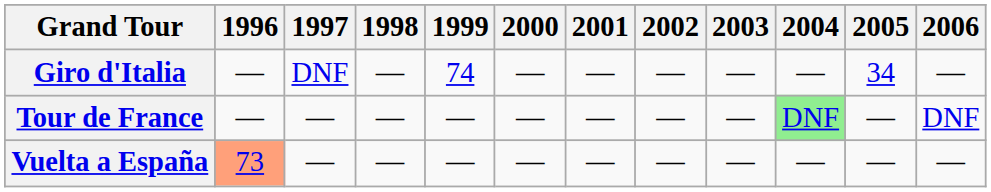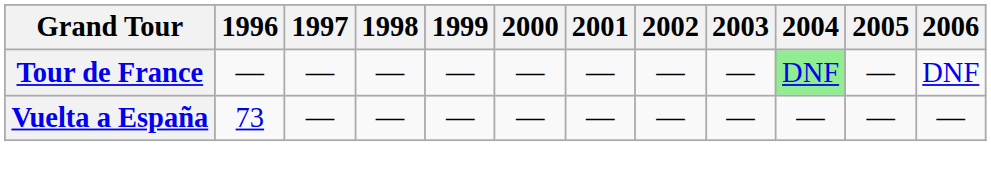- row: (110, 72)
(250, 162) lightsalmon background -> (250, 117) no background
